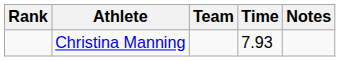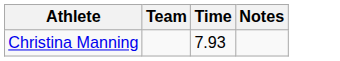- column: (28, 17)
